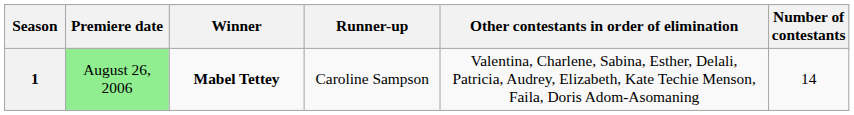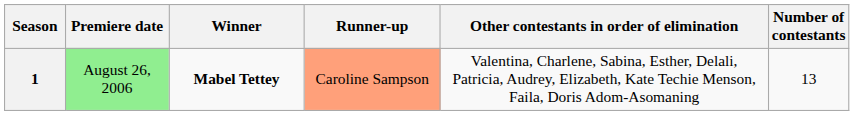(372, 79) no background -> (372, 79) lightsalmon background
(809, 79) 14 -> (809, 79) 13
